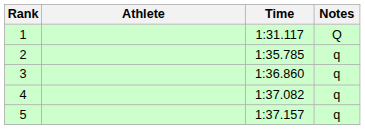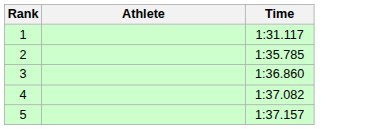- column: (337, 14)
